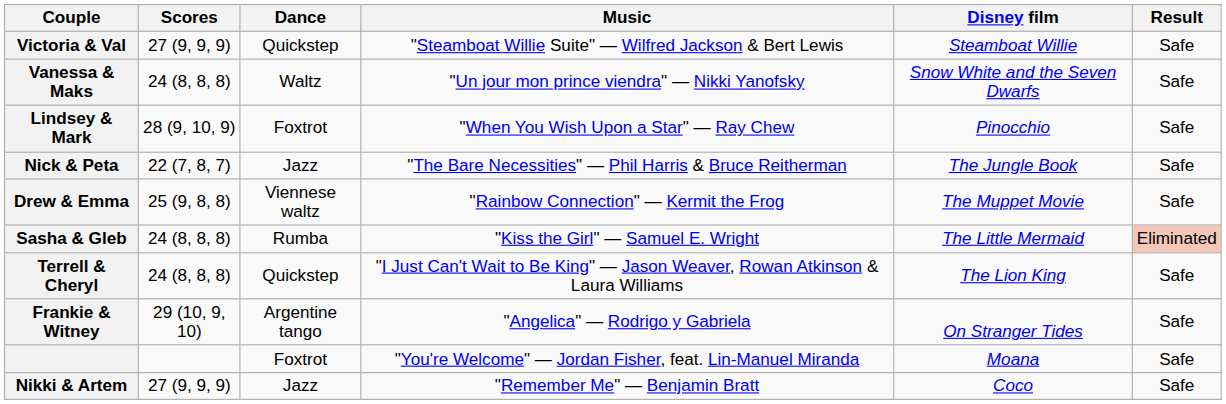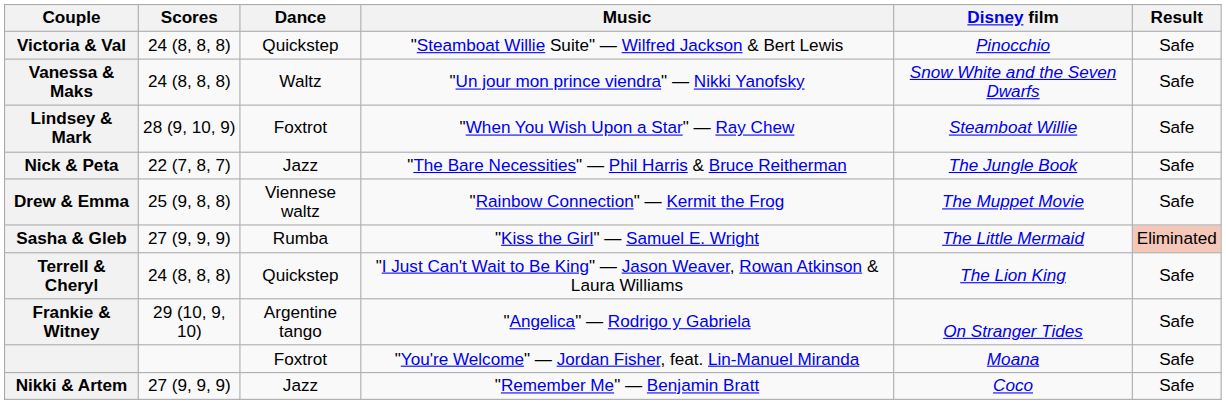(189, 45) 27 (9, 9, 9) -> (189, 45) 24 (8, 8, 8)
(1013, 45) Steamboat Willie -> (1013, 45) Pinocchio
(1013, 128) Pinocchio -> (1013, 128) Steamboat Willie
(189, 238) 24 (8, 8, 8) -> (189, 238) 27 (9, 9, 9)
